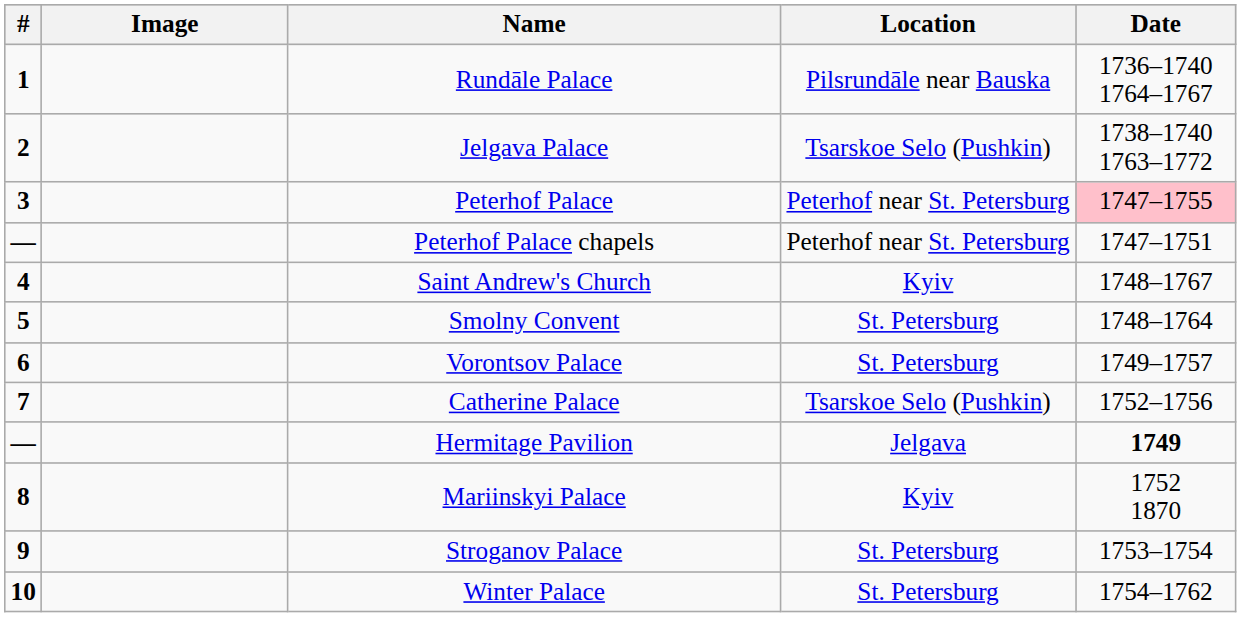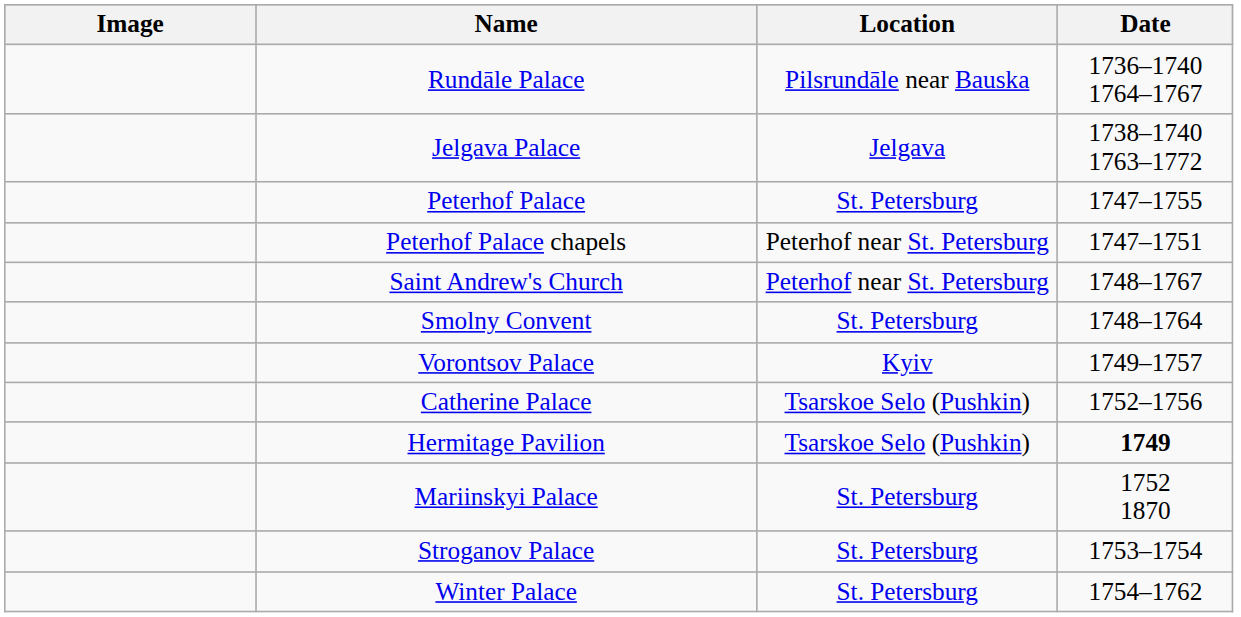- column: (23, 24)
(928, 147) Tsarskoe Selo (Pushkin) -> (907, 147) Jelgava
(928, 201) Peterhof near St. Petersburg -> (907, 201) St. Petersburg
(1156, 201) pink background -> (1145, 201) no background
(928, 281) Kyiv -> (907, 281) Peterhof near St. Petersburg
(928, 362) St. Petersburg -> (907, 362) Kyiv
(928, 442) Jelgava -> (907, 442) Tsarskoe Selo (Pushkin)
(928, 496) Kyiv -> (907, 496) St. Petersburg
